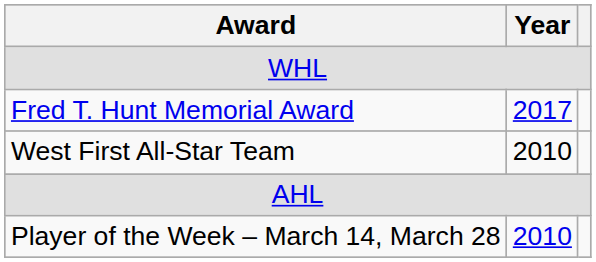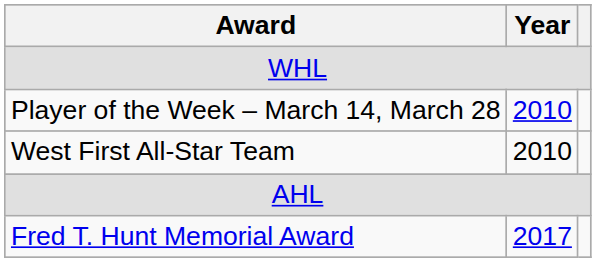rows swapped: (256, 236) <-> (182, 109)
